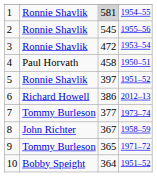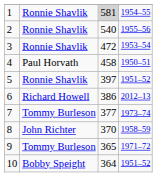(108, 29) 545 -> (108, 29) 540
(108, 130) 367 -> (108, 130) 370
